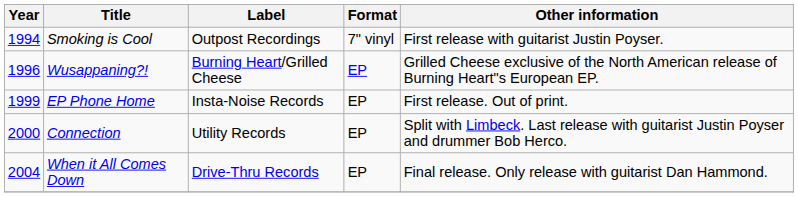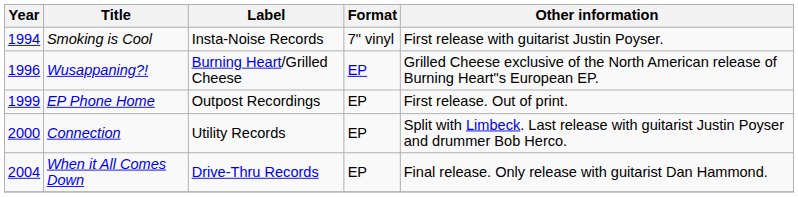(256, 39) Outpost Recordings -> (258, 39) Insta-Noise Records
(258, 101) Insta-Noise Records -> (256, 101) Outpost Recordings
